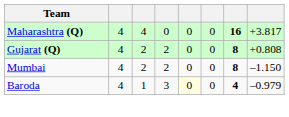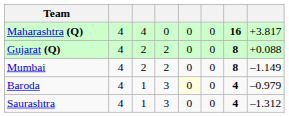(266, 49) +0.808 -> (266, 49) +0.088
(266, 67) –1.150 -> (266, 67) –1.149
+ row: (31, 103)
